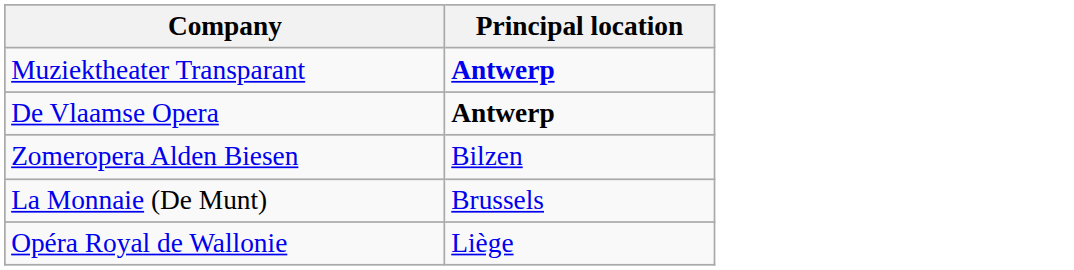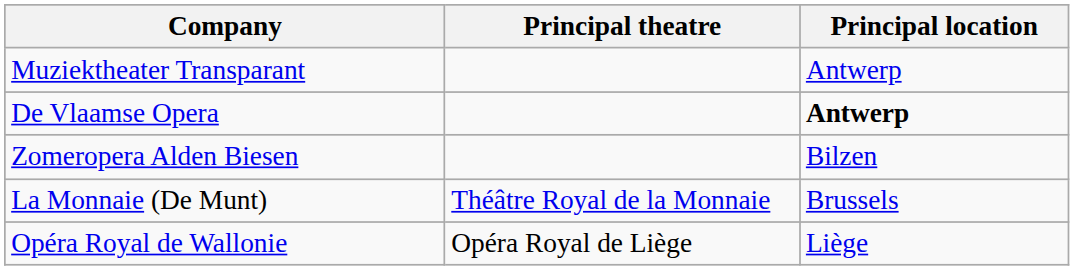+ column: (622, 26)
(503, 69) bold -> (854, 69) normal
